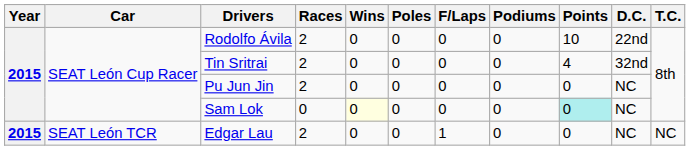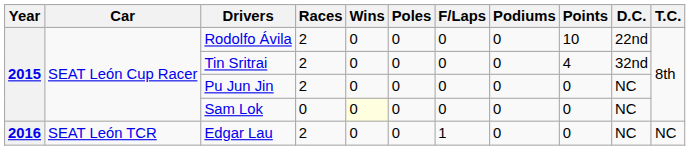(567, 109) paleturquoise background -> (567, 109) no background
(25, 133) 2015 -> (25, 133) 2016
